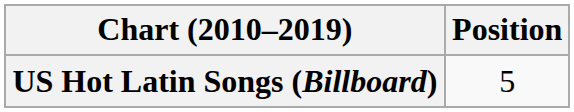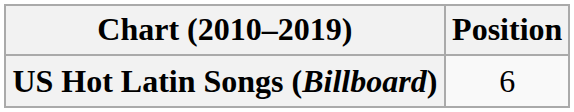(507, 80) 5 -> (507, 80) 6
